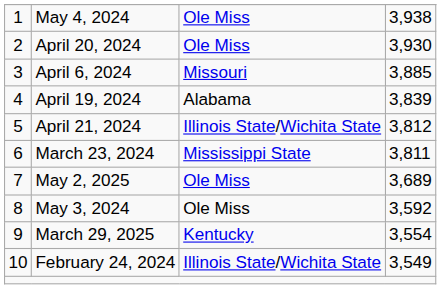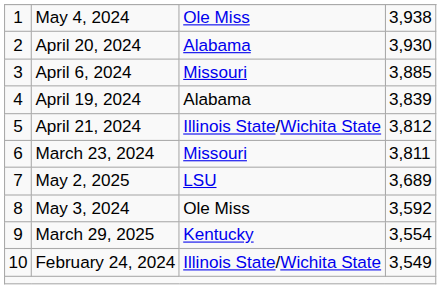(217, 45) Ole Miss -> (217, 45) Alabama
(247, 153) Mississippi State -> (215, 153) Missouri
(217, 180) Ole Miss -> (200, 180) LSU
